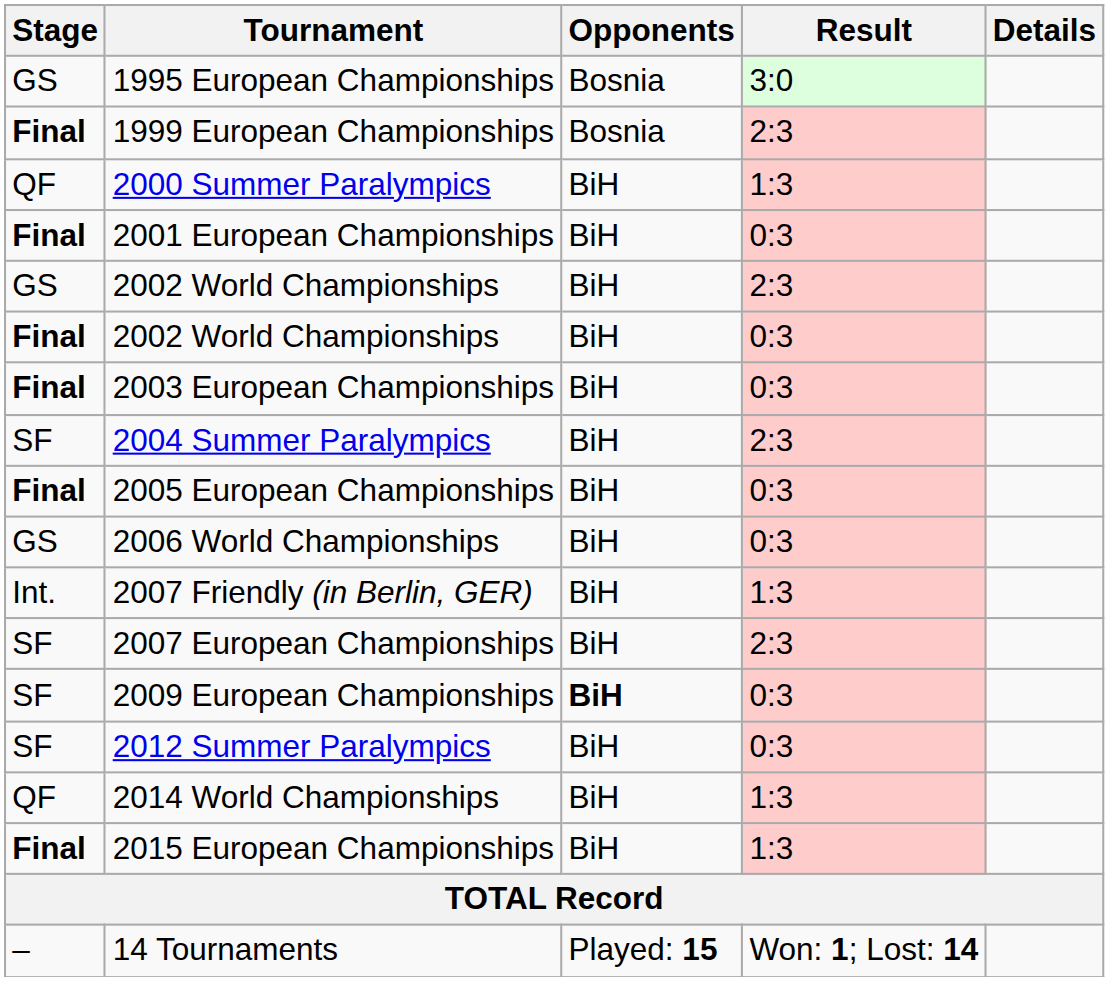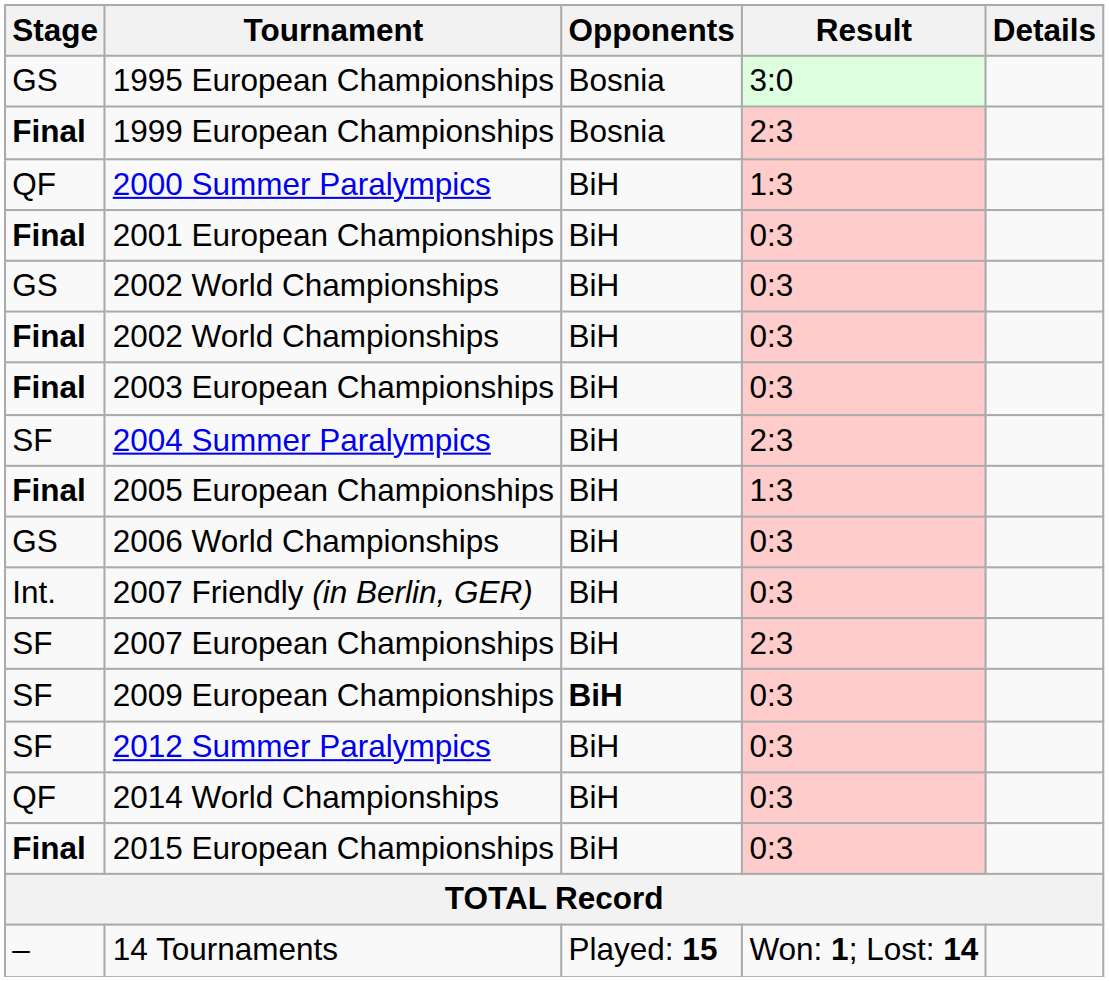(771, 285) 2:3 -> (771, 285) 0:3
(771, 489) 0:3 -> (771, 489) 1:3
(771, 592) 1:3 -> (771, 592) 0:3
(771, 796) 1:3 -> (771, 796) 0:3
(771, 847) 1:3 -> (771, 847) 0:3
